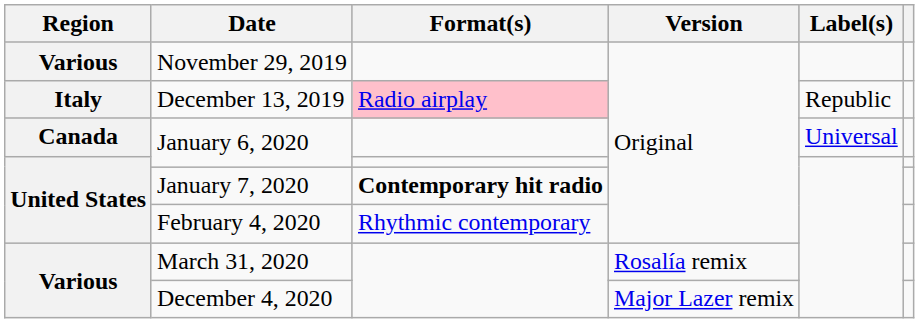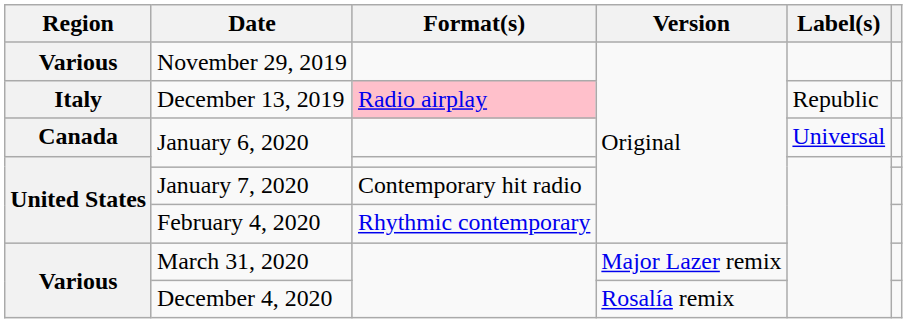(480, 185) bold -> (470, 185) normal
(681, 261) Rosalía remix -> (691, 261) Major Lazer remix
(704, 299) Major Lazer remix -> (668, 299) Rosalía remix
